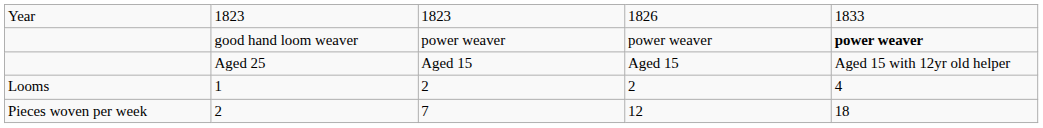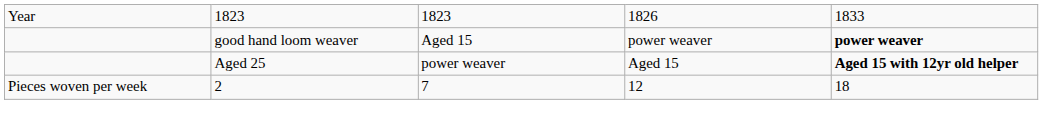(463, 39) power weaver -> (447, 39) Aged 15
(447, 63) Aged 15 -> (463, 63) power weaver
(922, 63) normal -> (926, 63) bold
- row: (218, 87)
